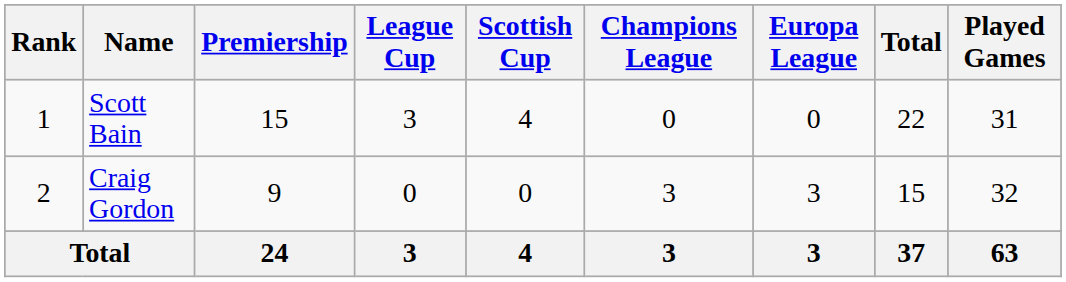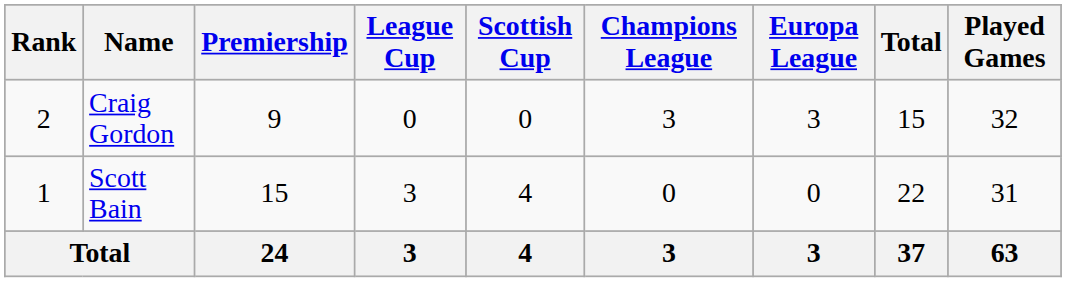rows swapped: (118, 117) <-> (132, 193)
